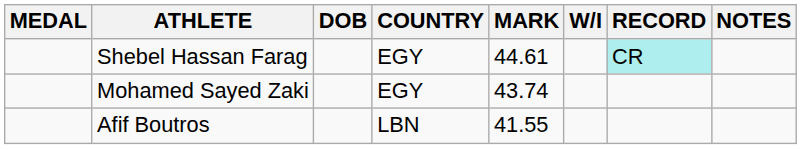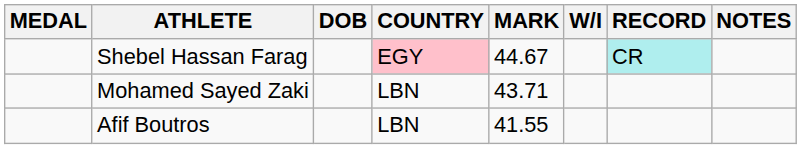(400, 56) no background -> (400, 56) pink background
(521, 56) 44.61 -> (521, 56) 44.67
(400, 90) EGY -> (398, 90) LBN
(521, 90) 43.74 -> (521, 90) 43.71
